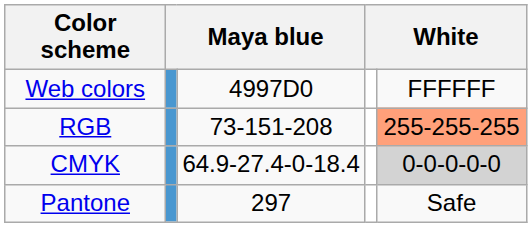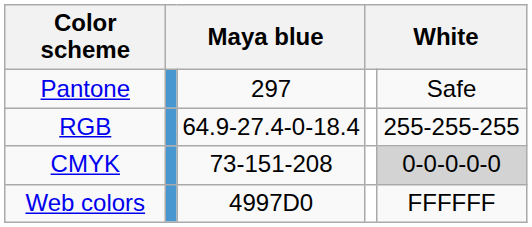rows swapped: (85, 202) <-> (85, 88)
(271, 126) 73-151-208 -> (271, 126) 64.9-27.4-0-18.4
(452, 126) lightsalmon background -> (452, 126) no background
(271, 164) 64.9-27.4-0-18.4 -> (271, 164) 73-151-208
